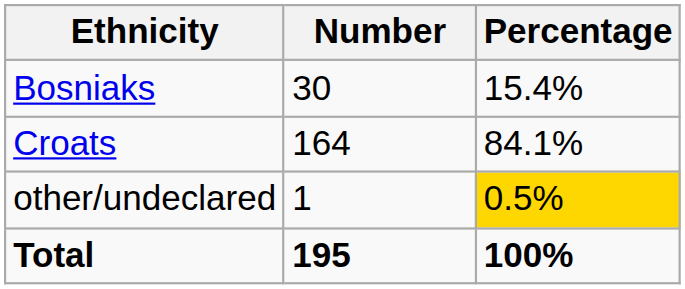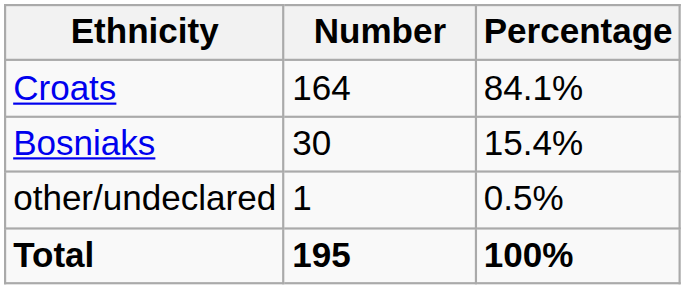rows swapped: (65, 143) <-> (84, 87)
(524, 198) gold background -> (524, 198) no background
